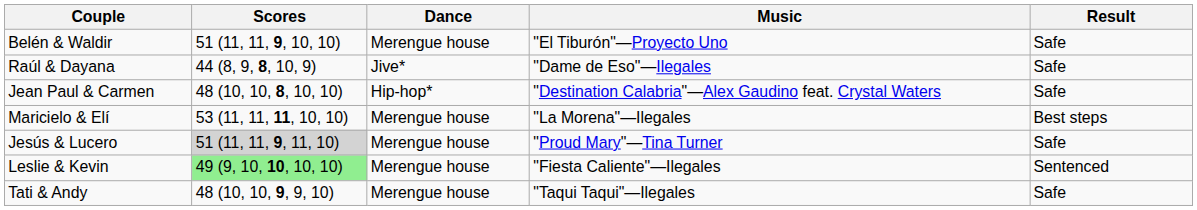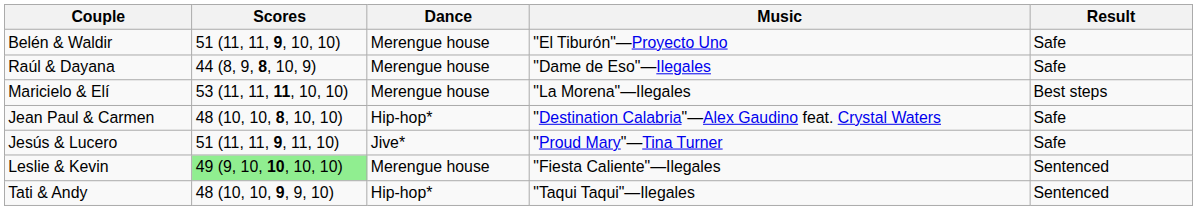(388, 67) Jive* -> (430, 67) Merengue house
rows swapped: (59, 117) <-> (81, 92)
(267, 142) lightgrey background -> (267, 142) no background
(430, 142) Merengue house -> (388, 142) Jive*
(430, 192) Merengue house -> (402, 192) Hip-hop*
(1050, 192) Safe -> (1071, 192) Sentenced
